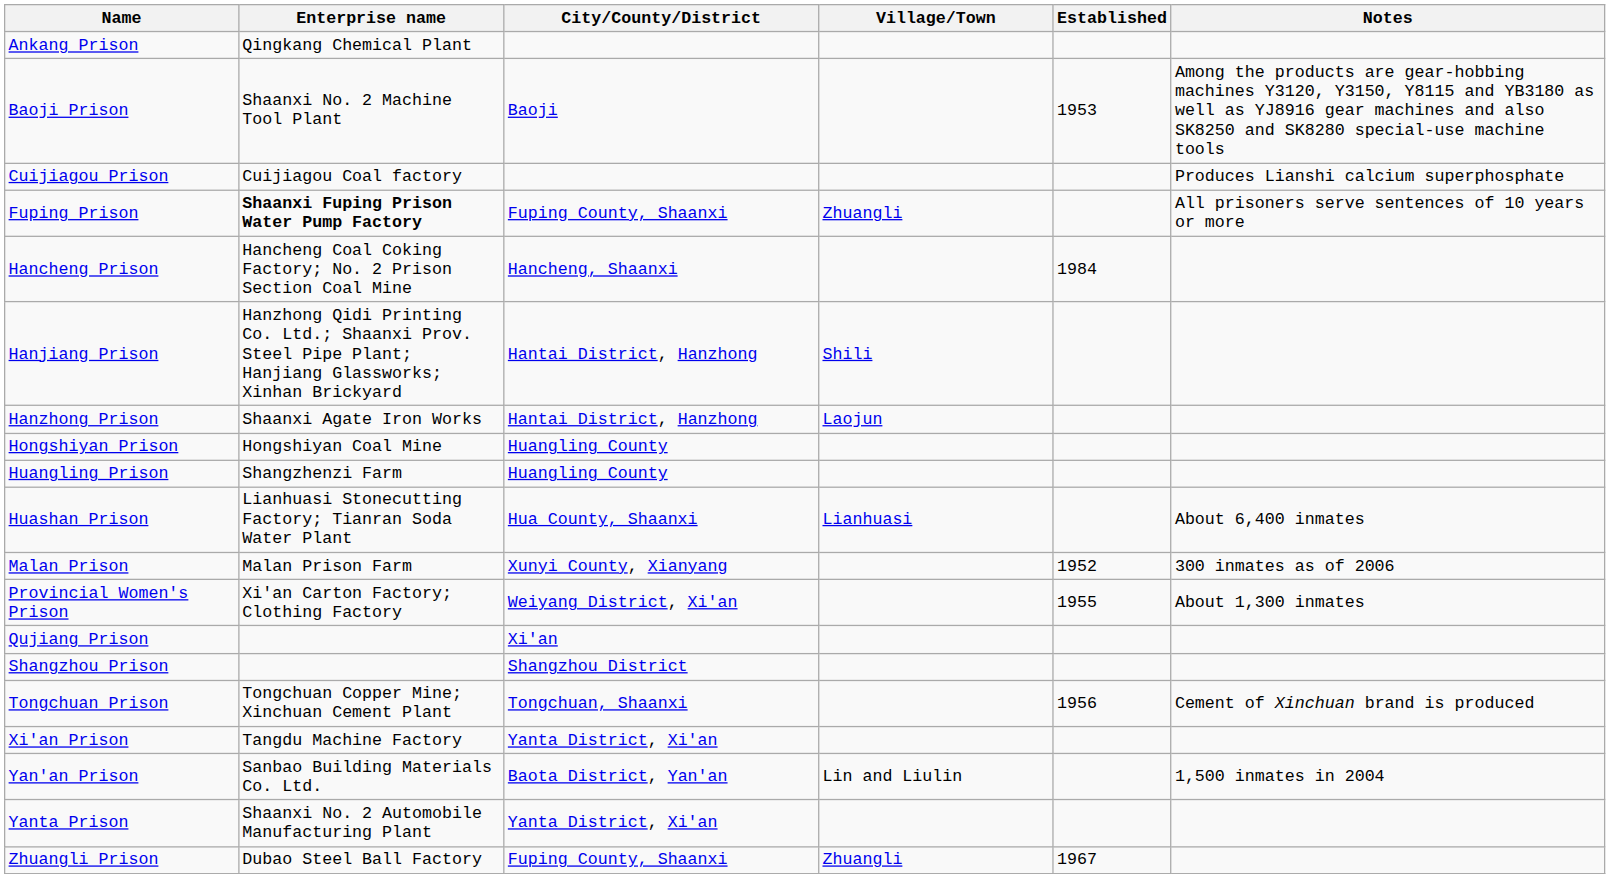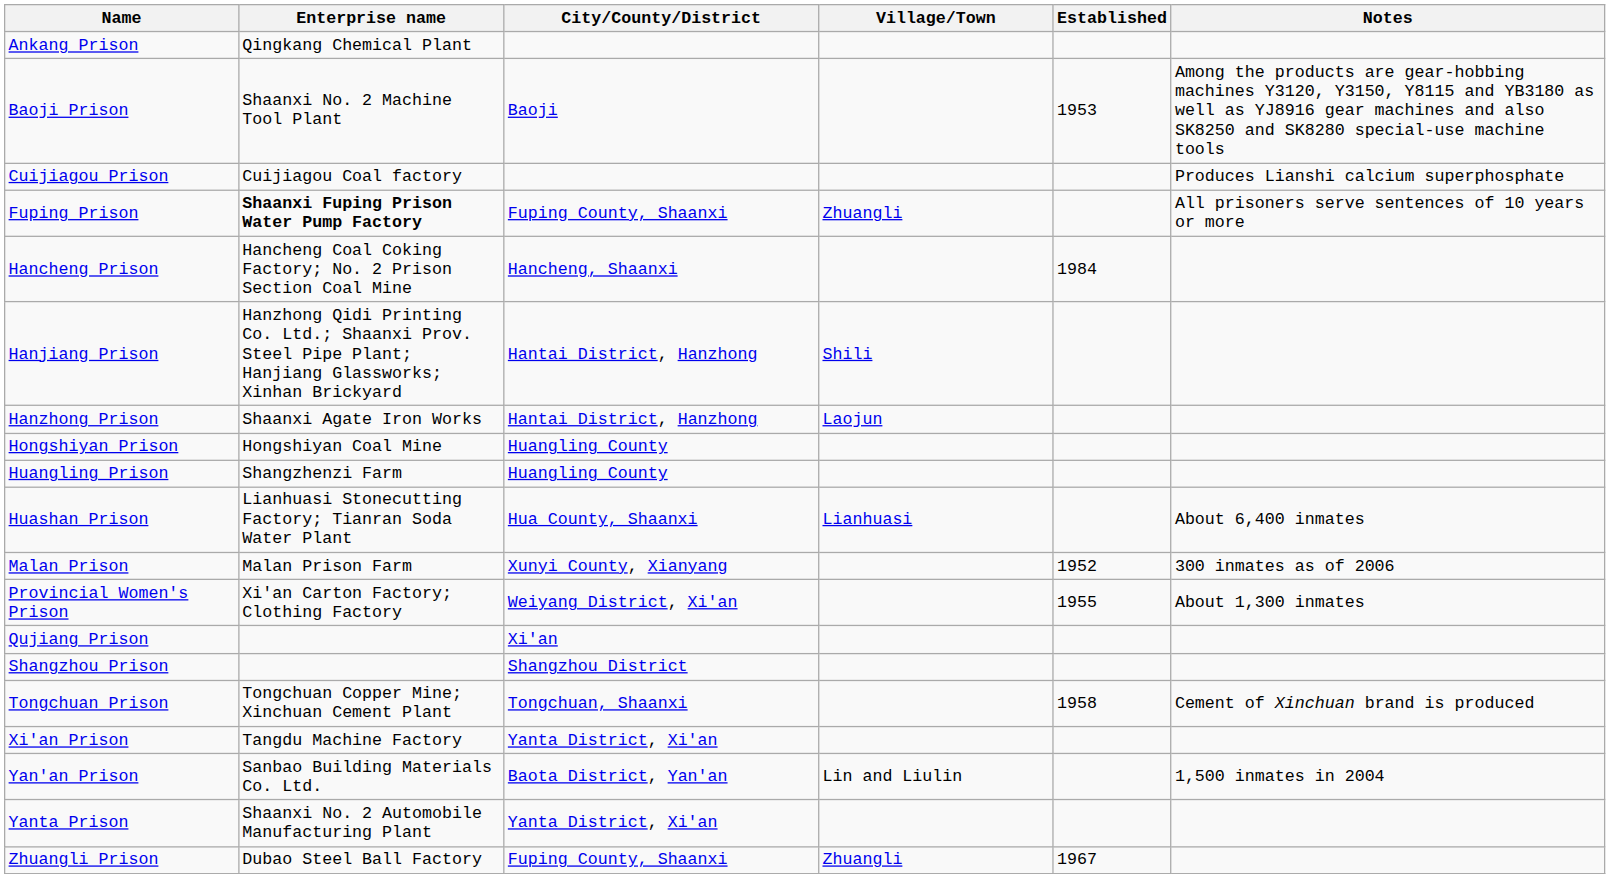(1077, 703) 1956 -> (1077, 703) 1958
